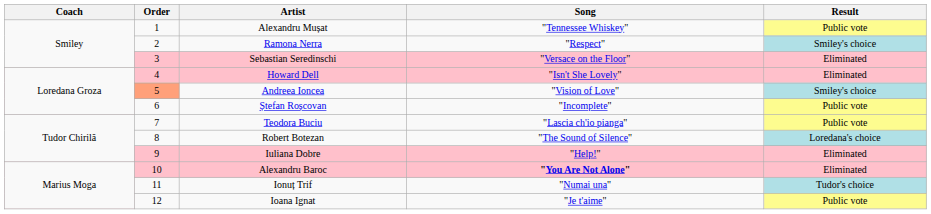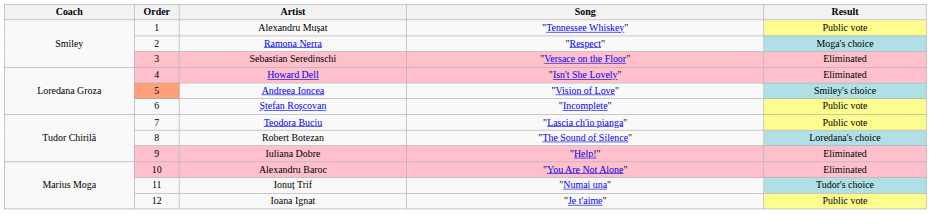(845, 43) Smiley's choice -> (845, 43) Moga's choice
(585, 169) bold -> (585, 169) normal
